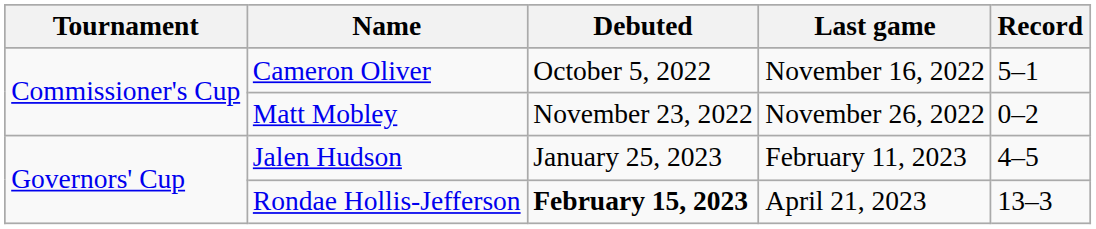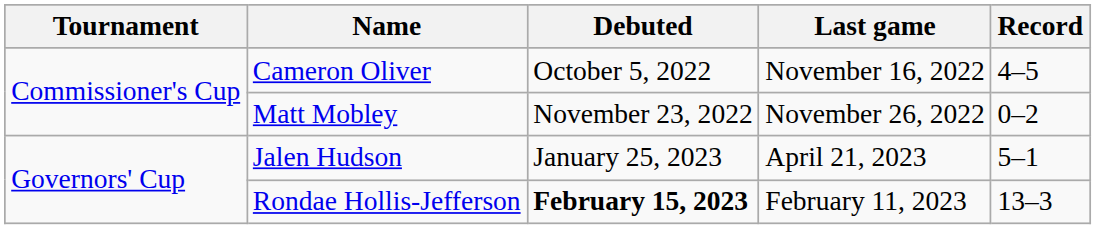(1018, 69) 5–1 -> (1018, 69) 4–5
(866, 157) February 11, 2023 -> (846, 157) April 21, 2023
(1018, 157) 4–5 -> (1018, 157) 5–1
(846, 200) April 21, 2023 -> (866, 200) February 11, 2023
